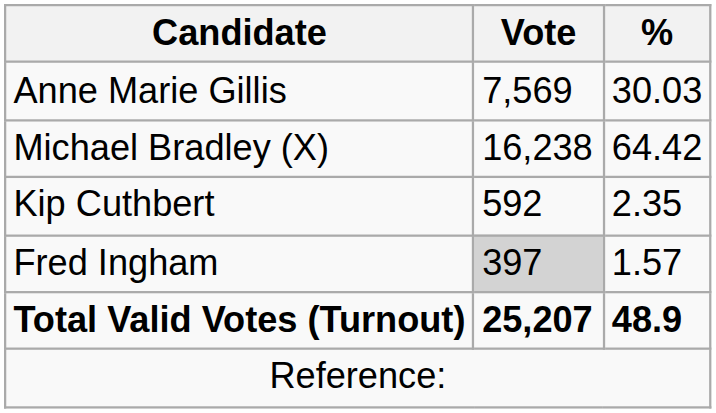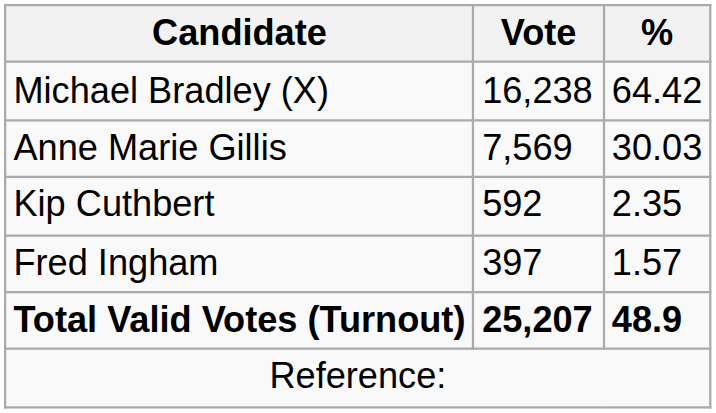rows swapped: (171, 147) <-> (150, 90)
(512, 262) lightgrey background -> (512, 262) no background
